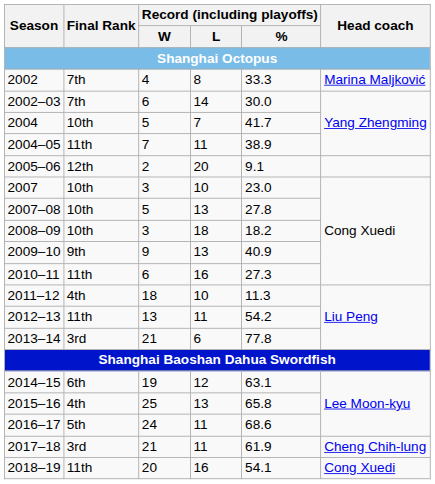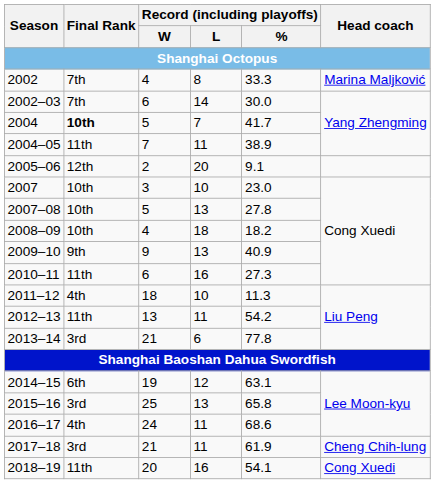(80, 123) normal -> (81, 123) bold
(146, 230) 3 -> (146, 230) 4
(76, 403) 4th -> (77, 403) 3rd
(76, 425) 5th -> (76, 425) 4th
